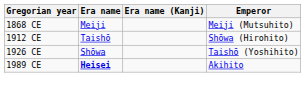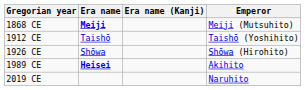(93, 25) normal -> (93, 25) bold
(249, 38) Shōwa (Hirohito) -> (254, 38) Taishō (Yoshihito)
(254, 52) Taishō (Yoshihito) -> (249, 52) Shōwa (Hirohito)
+ row: (24, 79)
